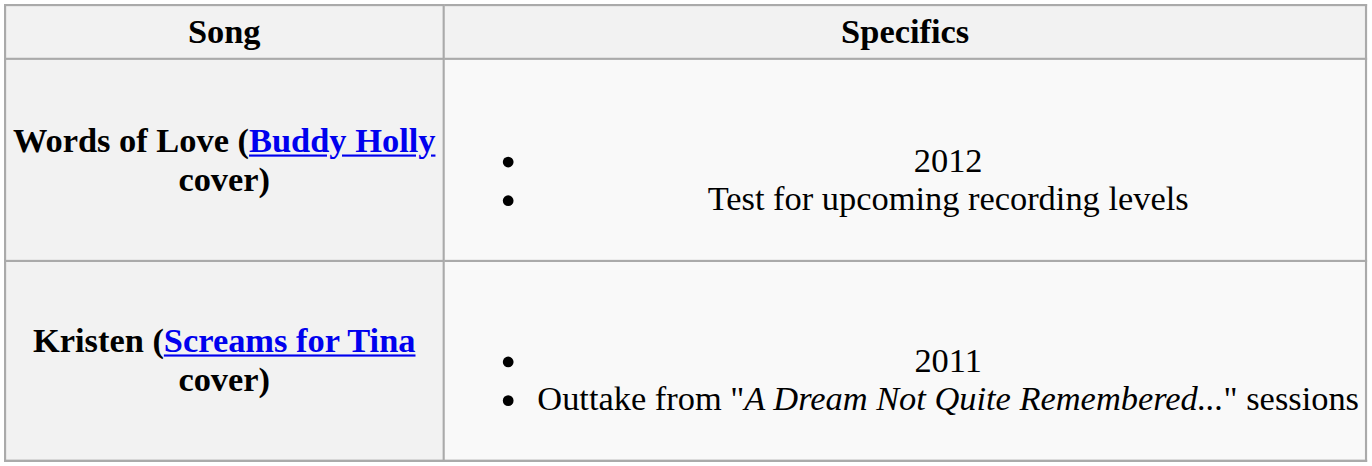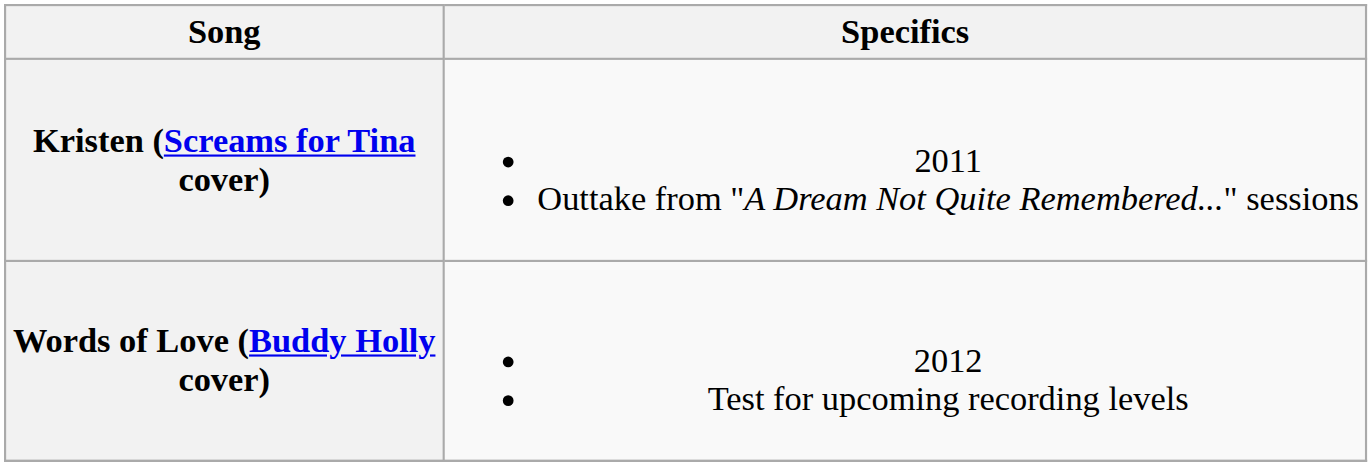rows swapped: (224, 360) <-> (224, 159)
